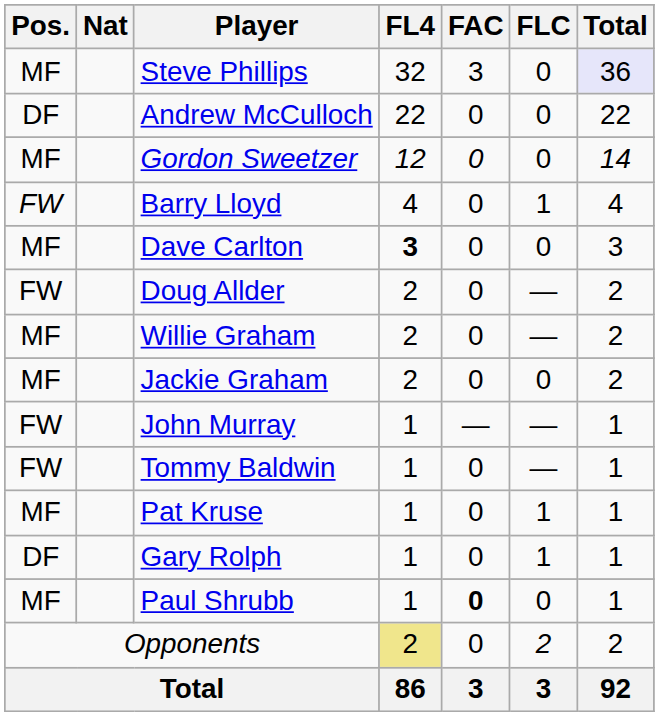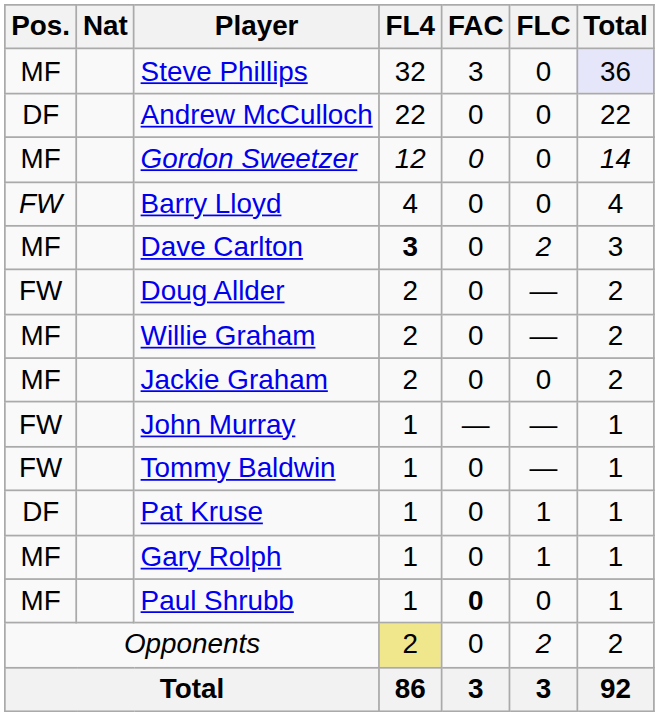(543, 203) 1 -> (543, 203) 0
(543, 247) 0 -> (543, 247) 2
(41, 512) MF -> (41, 512) DF
(41, 556) DF -> (41, 556) MF
